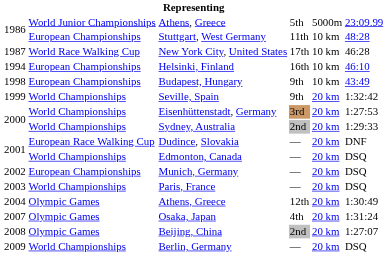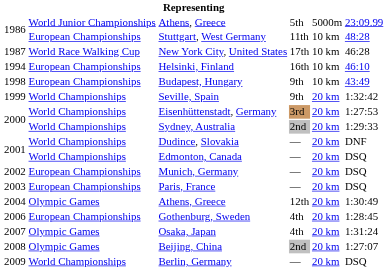(92, 141) European Race Walking Cup -> (77, 141) World Championships
(77, 186) World Championships -> (85, 186) European Championships
+ row: (15, 216)
